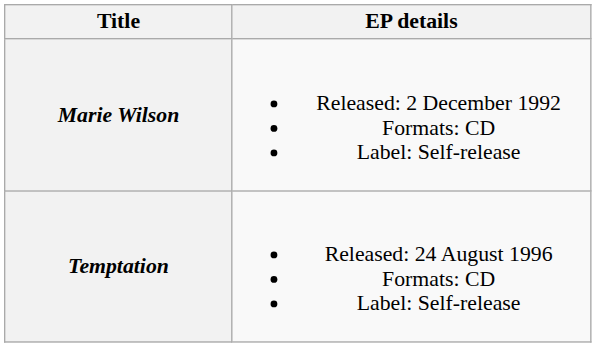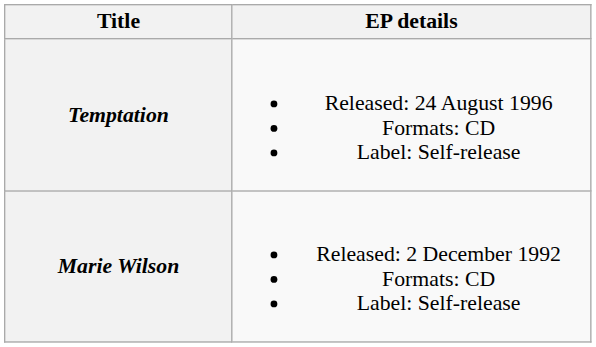rows swapped: (118, 114) <-> (118, 266)
